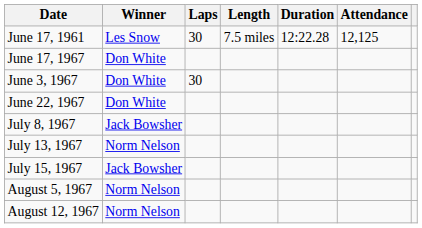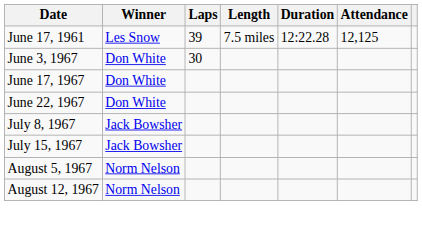(195, 37) 30 -> (195, 37) 39
rows swapped: (43, 80) <-> (46, 59)
- row: (45, 146)
